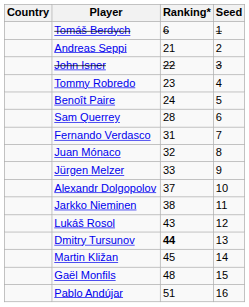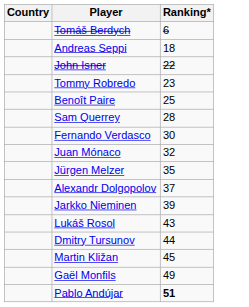- column: (229, 13)
(169, 48) 21 -> (169, 48) 18
(169, 100) 24 -> (169, 100) 25
(169, 135) 31 -> (169, 135) 30
(169, 170) 33 -> (169, 170) 35
(169, 205) 38 -> (169, 205) 39
(169, 240) bold -> (169, 240) normal
(169, 275) 48 -> (169, 275) 49
(169, 293) normal -> (169, 293) bold
